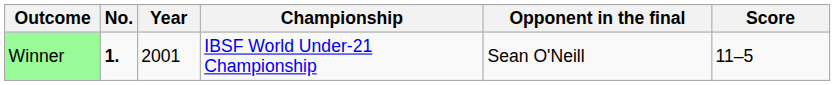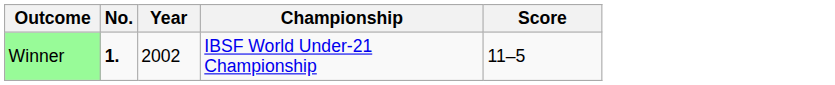- column: (597, 18)
(161, 56) 2001 -> (161, 56) 2002
